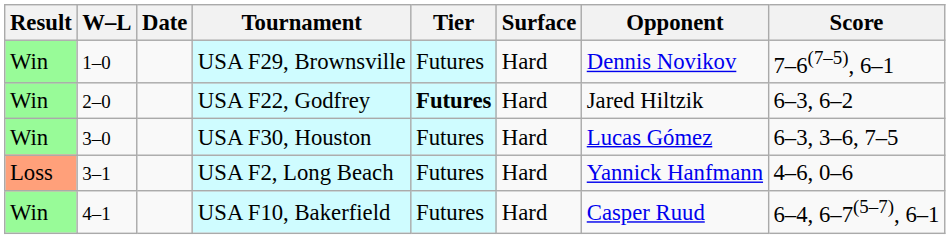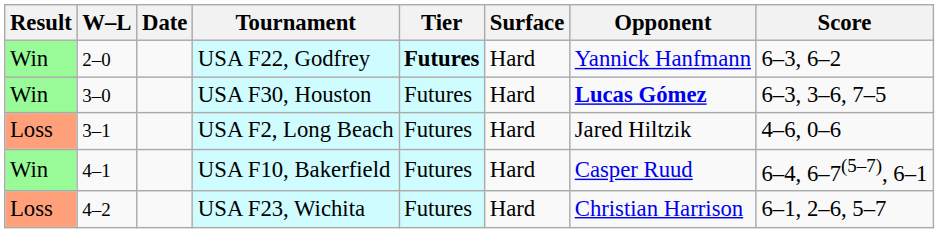- row: (302, 61)
(645, 100) Jared Hiltzik -> (663, 58) Yannick Hanfmann
(650, 136) normal -> (641, 94) bold
(675, 172) Yannick Hanfmann -> (633, 130) Jared Hiltzik
+ row: (281, 208)
